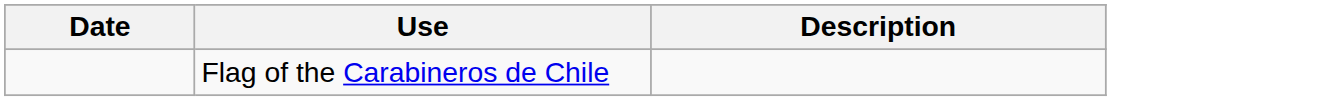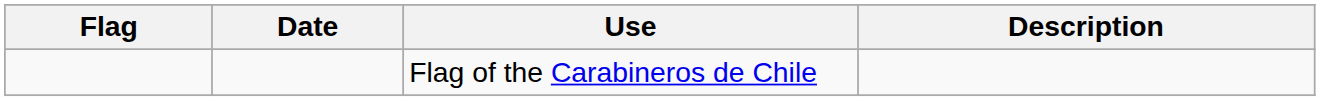+ column: (109, 26)
